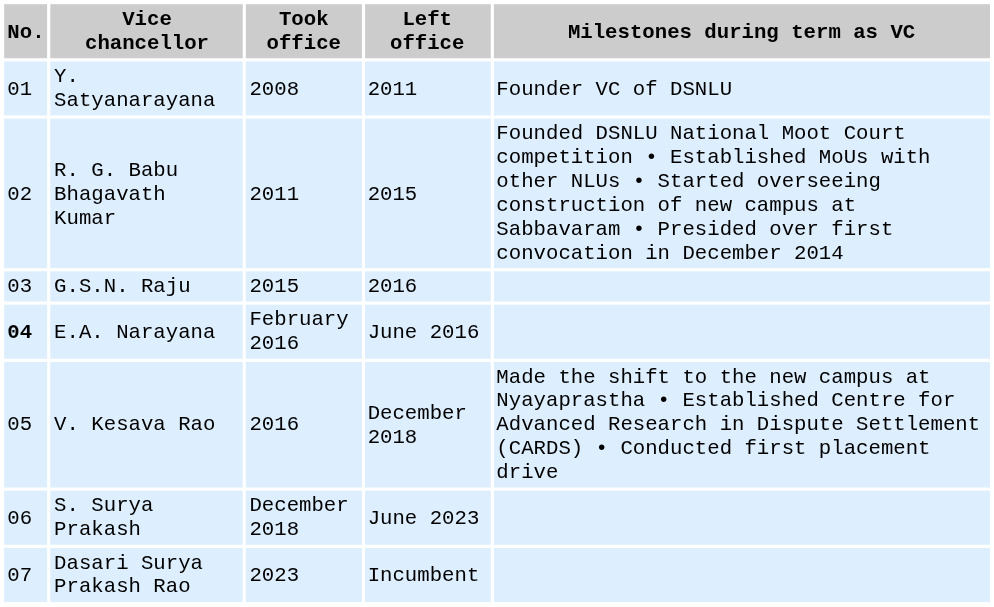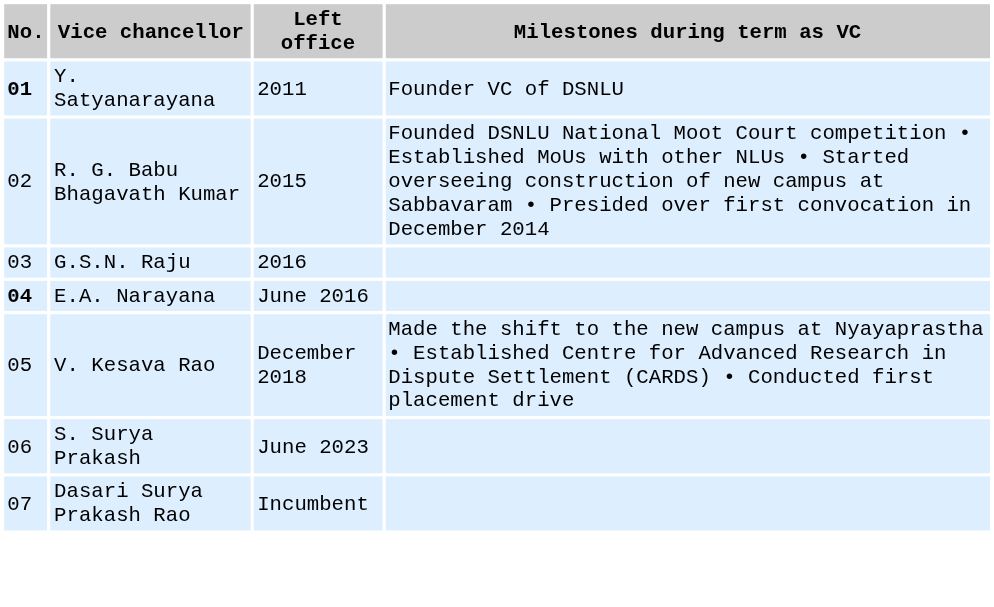- column: (304, 31)
(20, 88) normal -> (20, 88) bold
